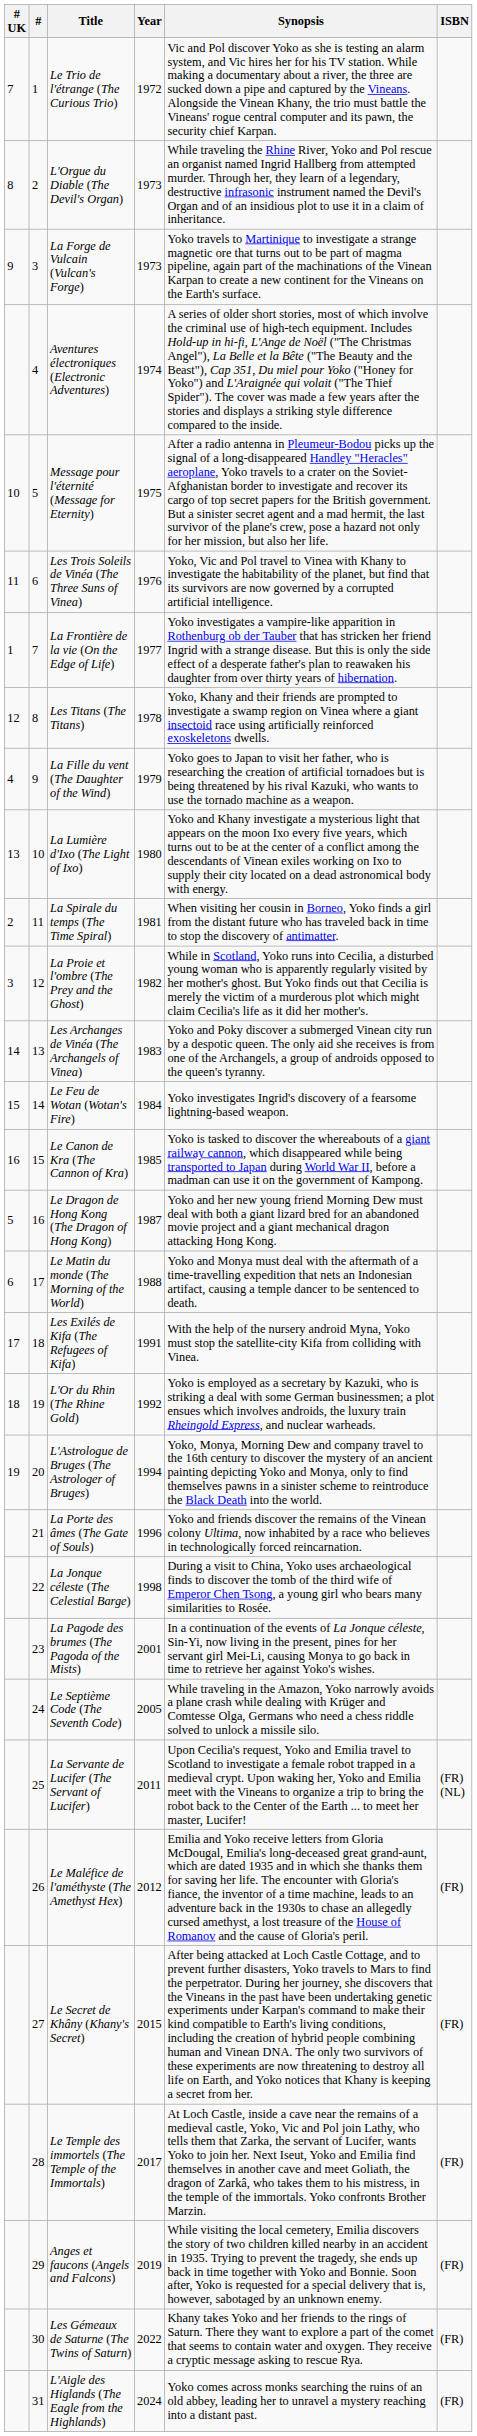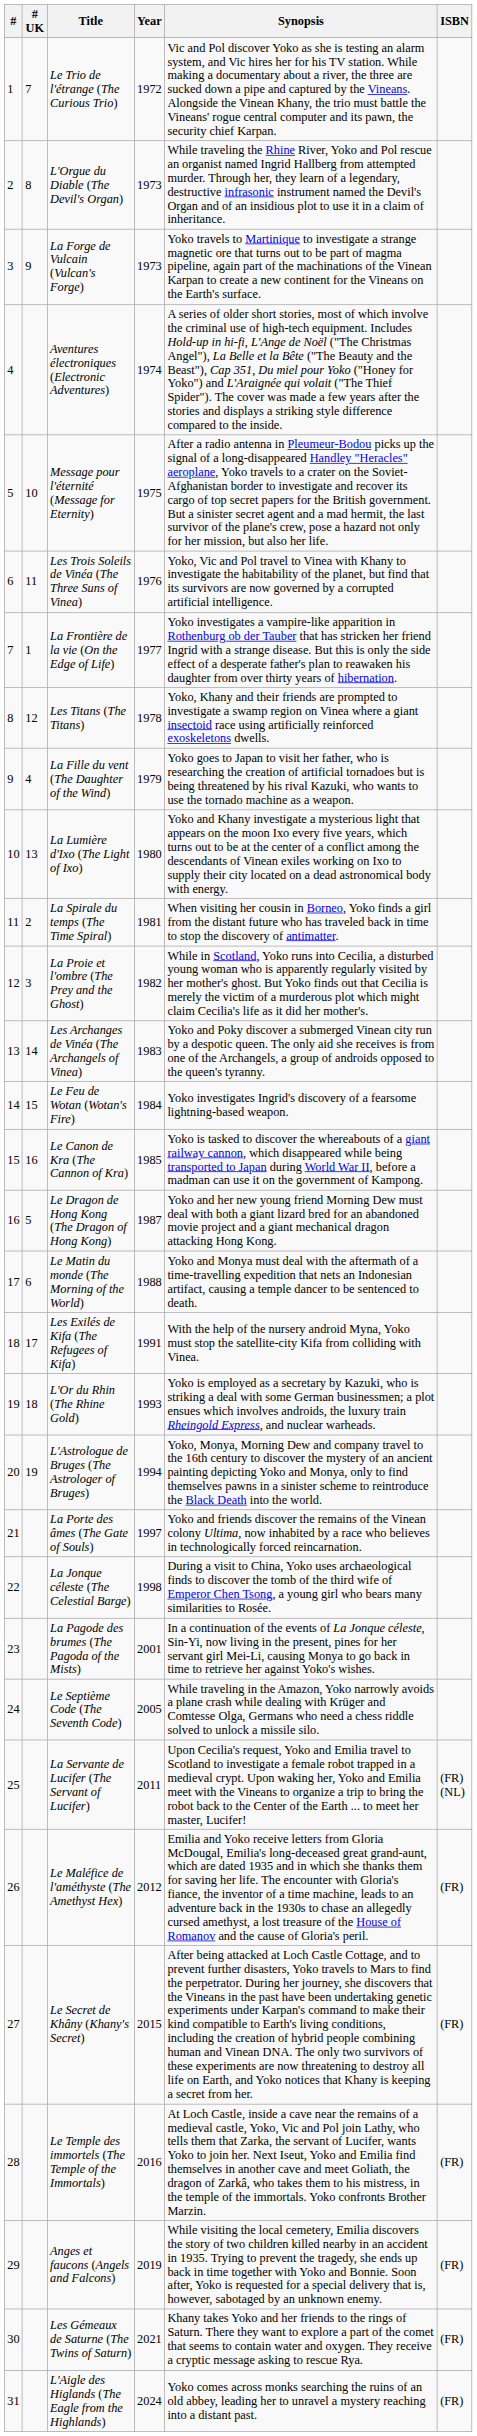columns swapped: (38, 21) <-> (17, 21)
(149, 1404) 1992 -> (149, 1404) 1993
(149, 1533) 1996 -> (149, 1533) 1997
(149, 2162) 2017 -> (149, 2162) 2016
(149, 2339) 2022 -> (149, 2339) 2021
